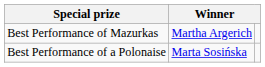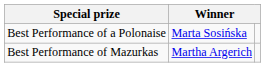rows swapped: (83, 33) <-> (87, 52)
